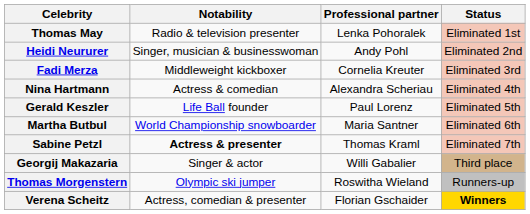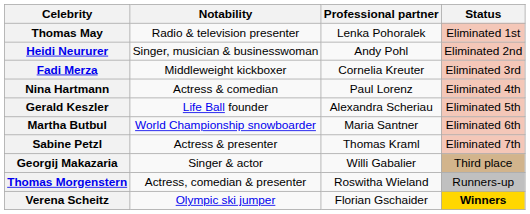(381, 89) Alexandra Scheriau -> (381, 89) Paul Lorenz
(381, 107) Paul Lorenz -> (381, 107) Alexandra Scheriau
(226, 145) bold -> (226, 145) normal
(226, 182) Olympic ski jumper -> (226, 182) Actress, comedian & presenter
(226, 201) Actress, comedian & presenter -> (226, 201) Olympic ski jumper
